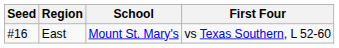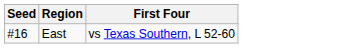- column: (134, 14)
